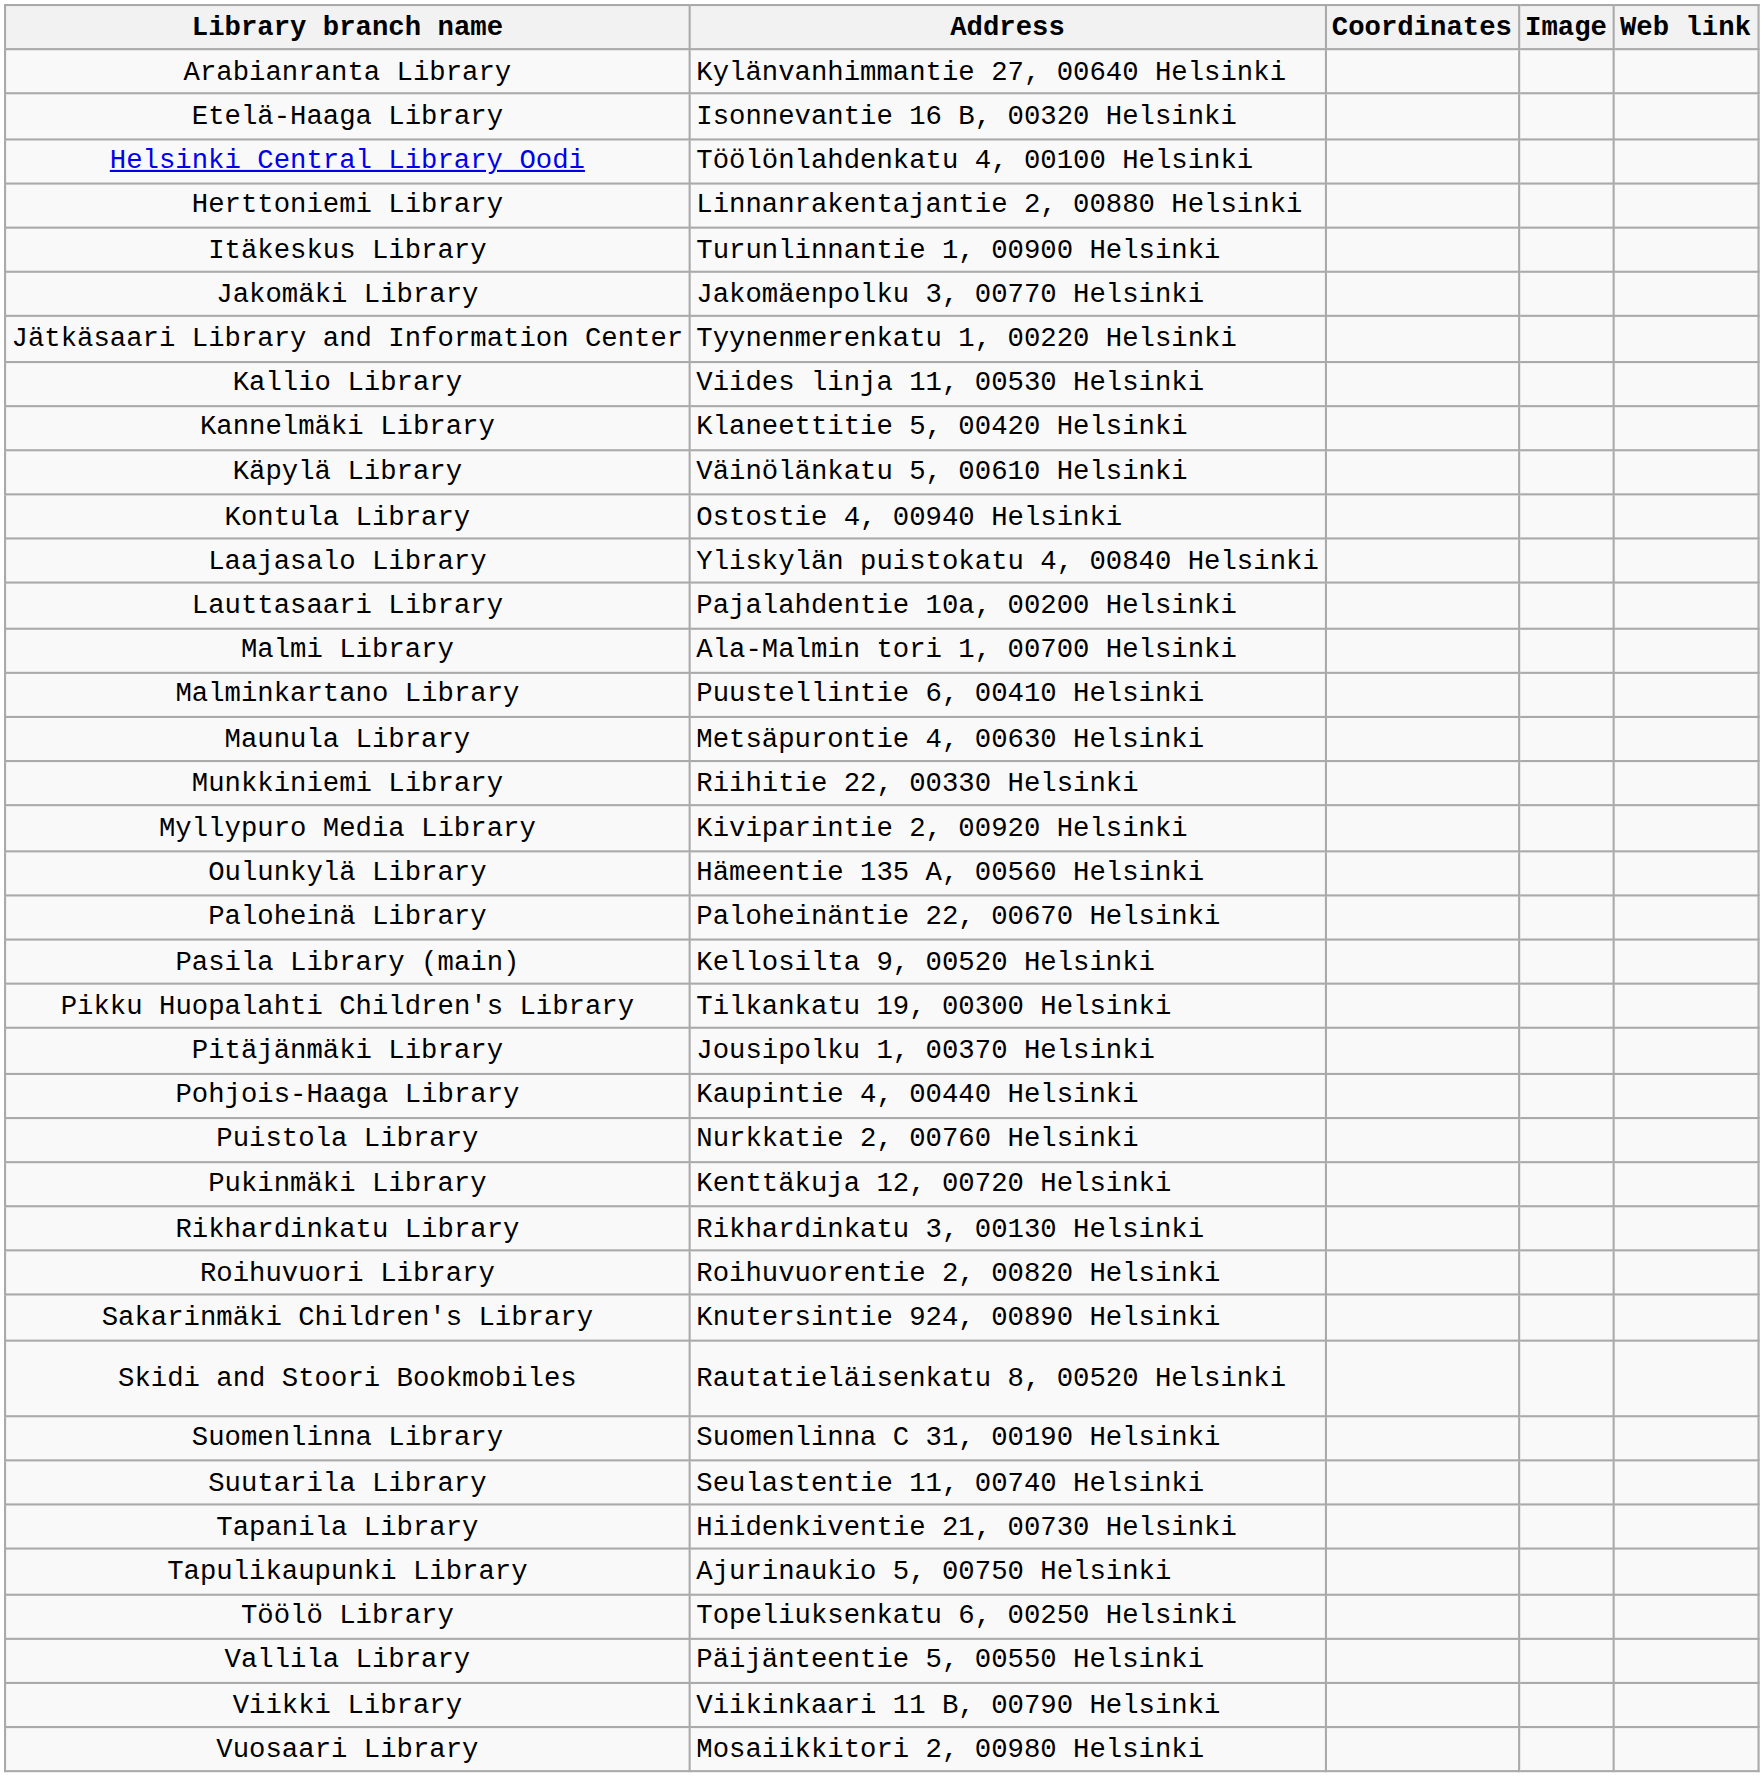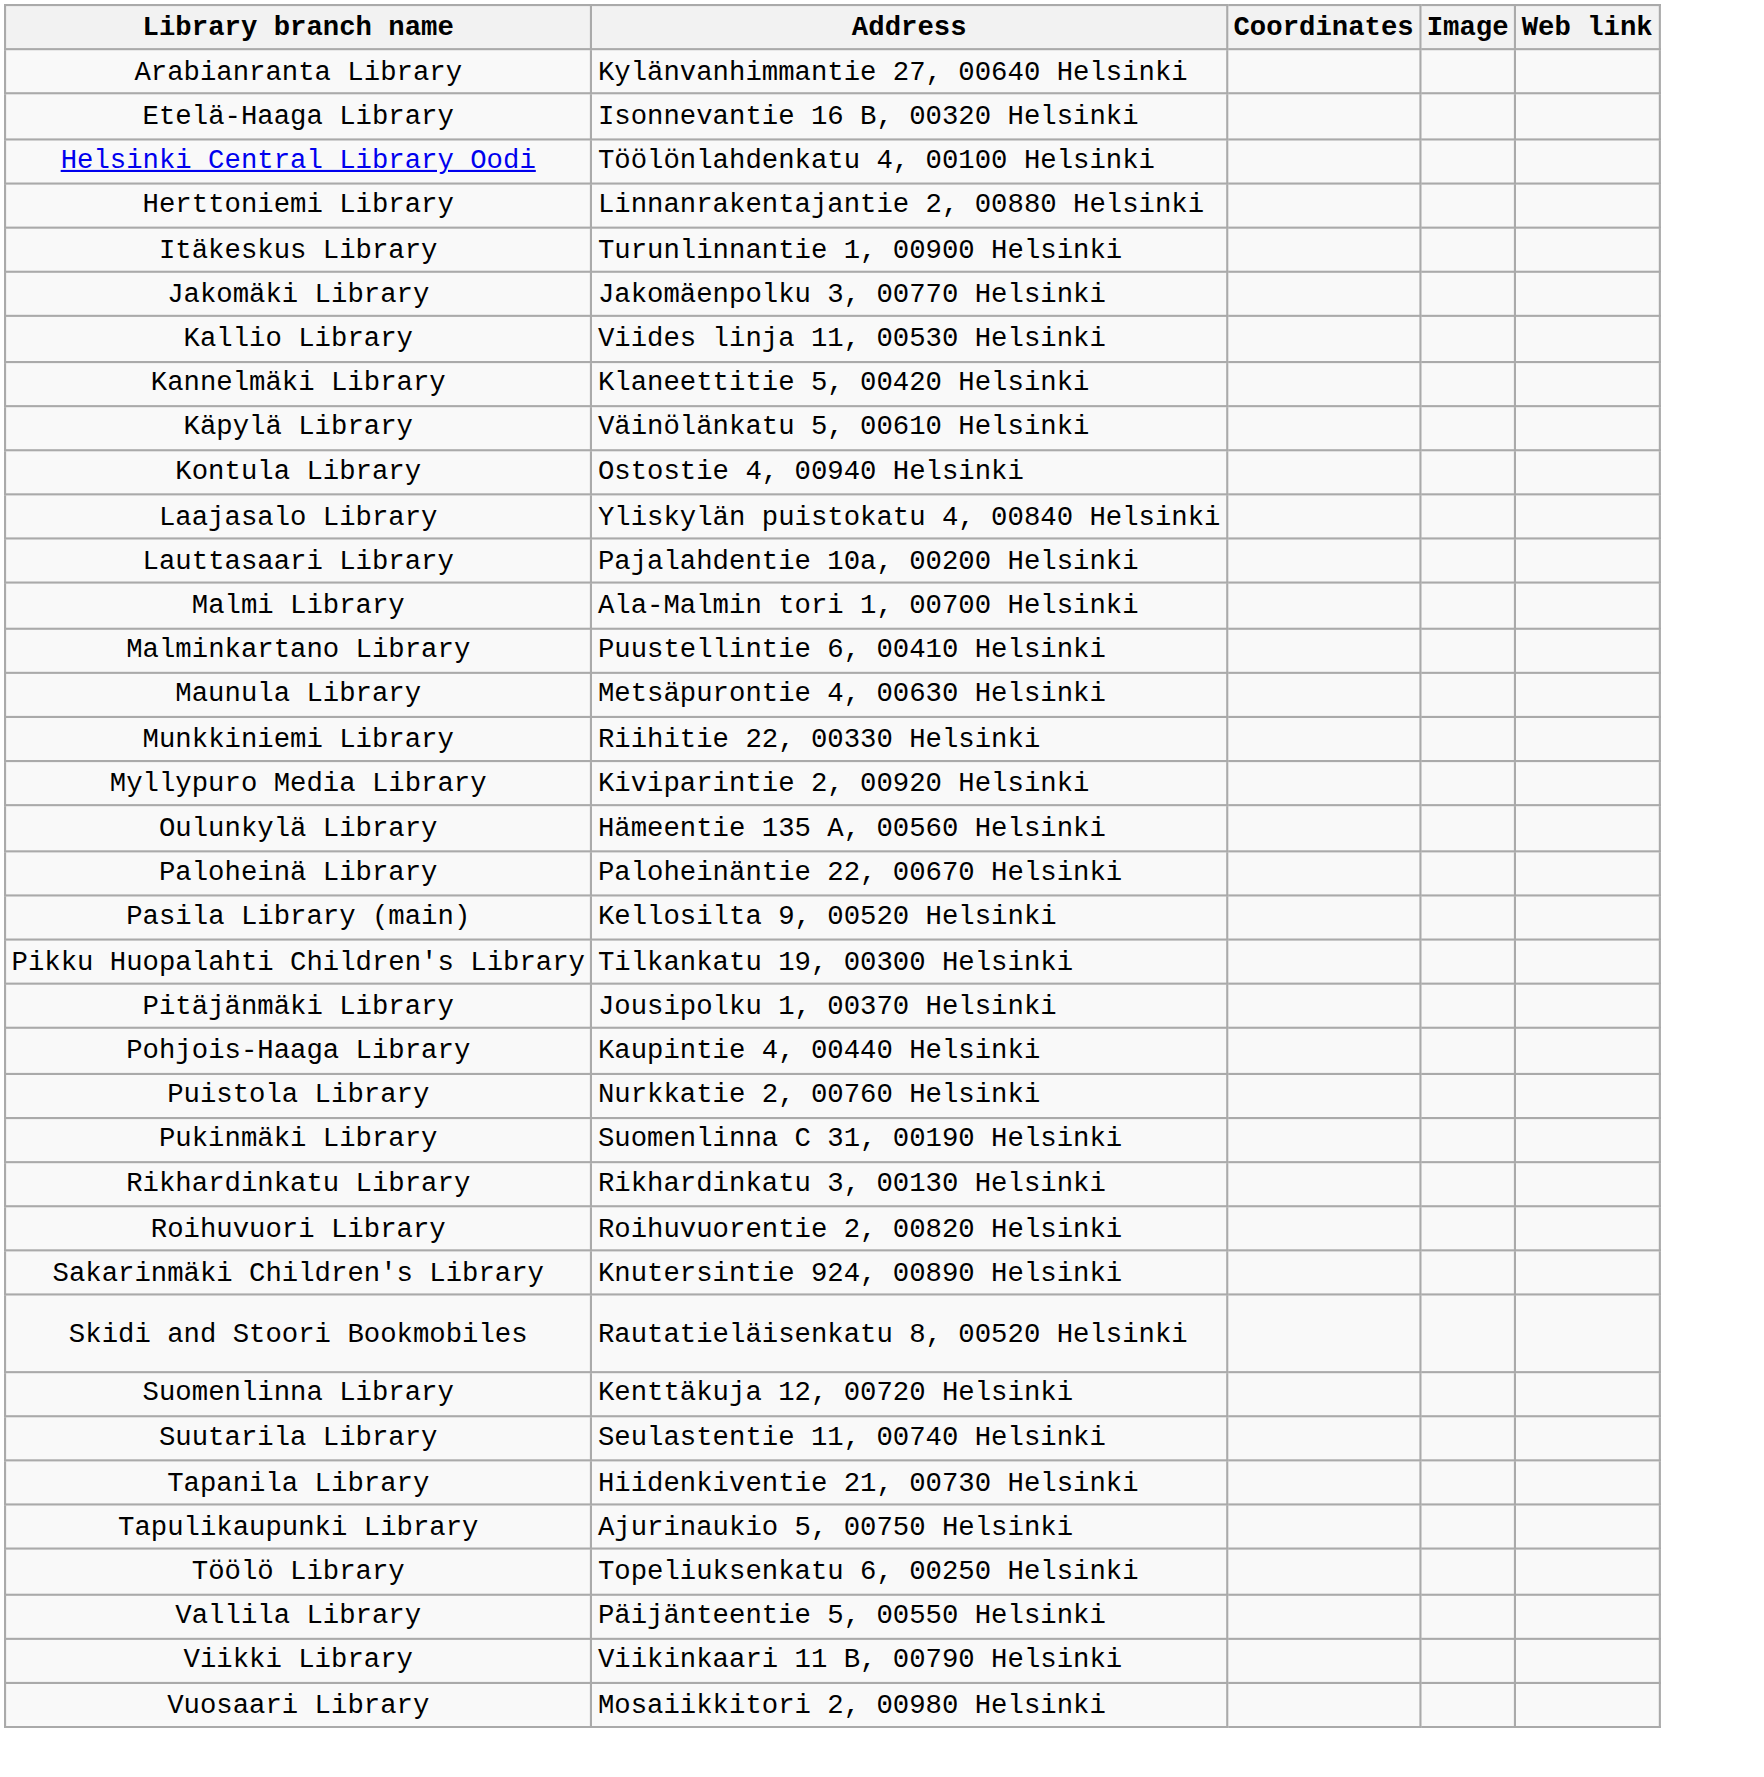- row: (347, 339)
(934, 1184) Kenttäkuja 12, 00720 Helsinki -> (860, 1140) Suomenlinna C 31, 00190 Helsinki
(958, 1438) Suomenlinna C 31, 00190 Helsinki -> (836, 1394) Kenttäkuja 12, 00720 Helsinki
